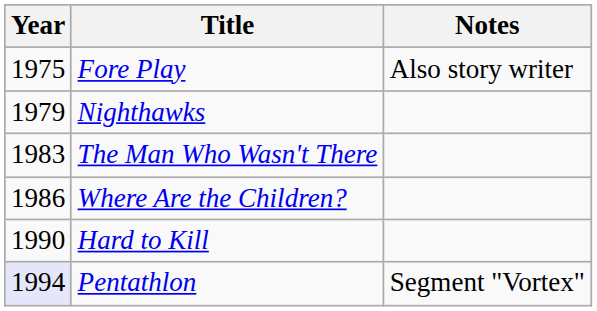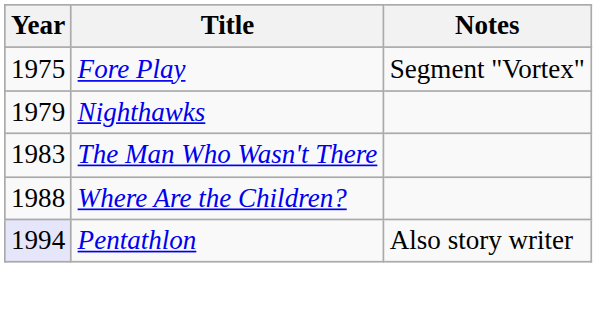(481, 68) Also story writer -> (487, 68) Segment "Vortex"
(38, 197) 1986 -> (38, 197) 1988
- row: (143, 240)
(487, 283) Segment "Vortex" -> (481, 240) Also story writer
